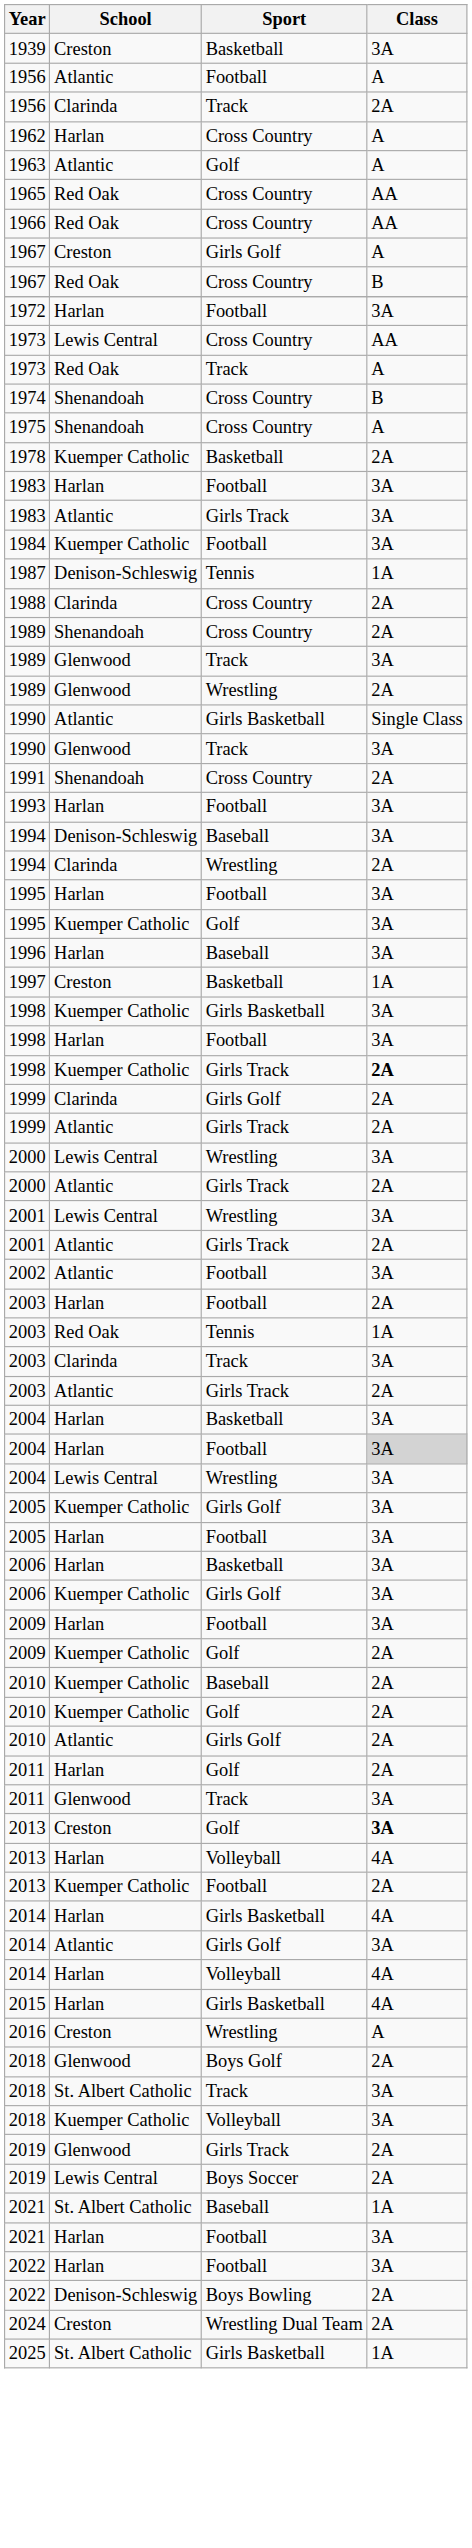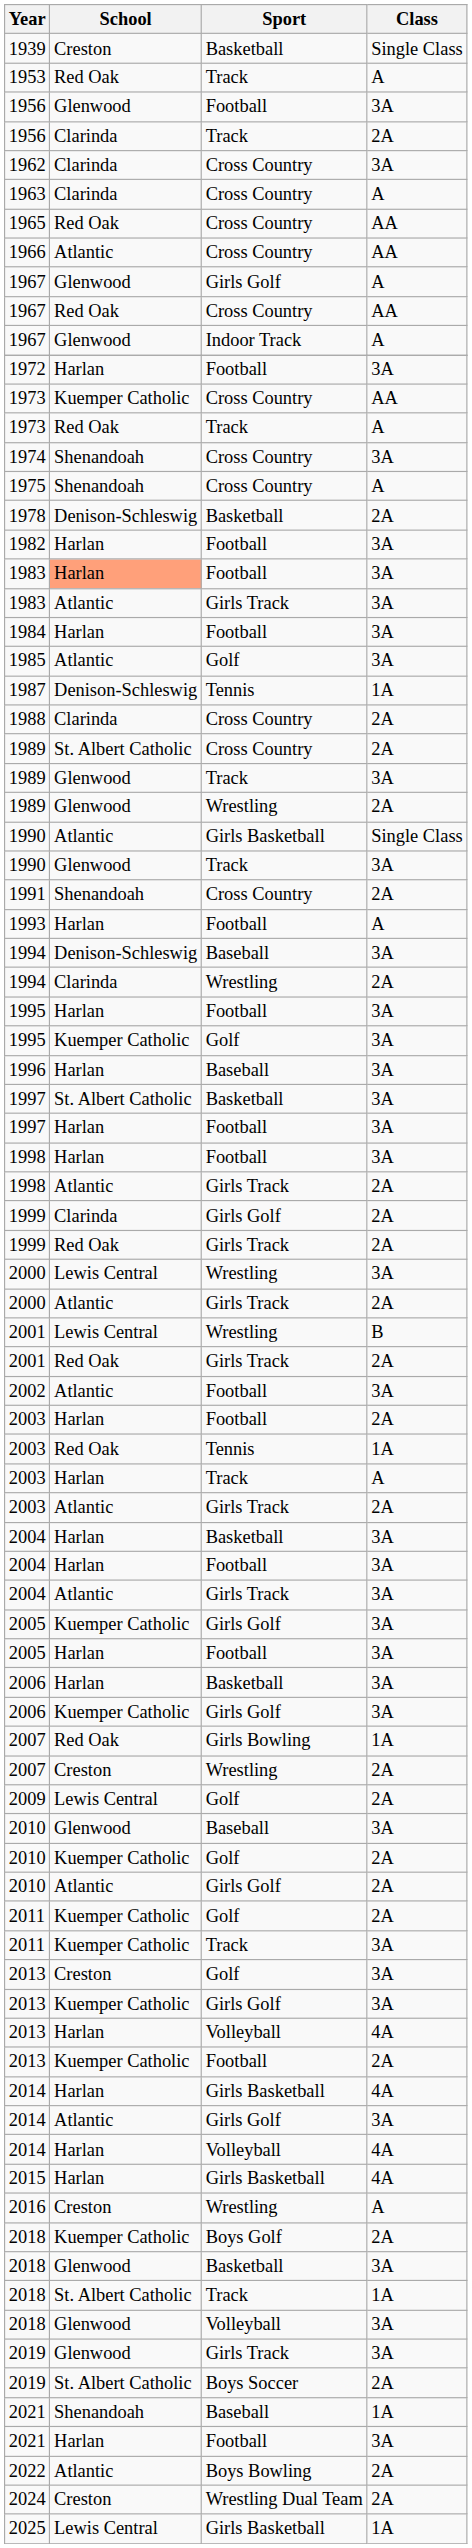(382, 48) 3A -> (417, 48) Single Class
+ row: (27, 77)
(84, 77) Atlantic -> (92, 106) Glenwood
(378, 77) A -> (382, 106) 3A
(79, 135) Harlan -> (86, 164) Clarinda
(378, 135) A -> (382, 164) 3A
+ row: (27, 194)
- row: (27, 164)
(87, 223) Red Oak -> (84, 252) Atlantic
(83, 252) Creston -> (92, 281) Glenwood
(377, 281) B -> (385, 310) AA
+ row: (27, 340)
(106, 340) Lewis Central -> (122, 398) Kuemper Catholic
(377, 398) B -> (382, 456) 3A
(122, 456) Kuemper Catholic -> (126, 515) Denison-Schleswig
+ row: (27, 544)
(79, 485) no background -> (79, 573) lightsalmon background
(122, 544) Kuemper Catholic -> (79, 631) Harlan
+ row: (27, 661)
(99, 631) Shenandoah -> (123, 748) St. Albert Catholic
(382, 806) 3A -> (378, 923) A
(83, 982) Creston -> (123, 1098) St. Albert Catholic
(382, 982) 1A -> (382, 1098) 3A
+ row: (27, 1127)
- row: (27, 1011)
(122, 1069) Kuemper Catholic -> (84, 1186) Atlantic
(382, 1069) bold -> (382, 1186) normal
(84, 1127) Atlantic -> (87, 1244) Red Oak
(382, 1215) 3A -> (377, 1332) B
(84, 1244) Atlantic -> (87, 1361) Red Oak
(86, 1361) Clarinda -> (79, 1478) Harlan
(382, 1361) 3A -> (378, 1478) A
(382, 1448) lightgrey background -> (382, 1565) no background
+ row: (27, 1594)
- row: (27, 1478)
+ row: (27, 1740)
+ row: (27, 1769)
- row: (27, 1624)
(122, 1653) Kuemper Catholic -> (106, 1799) Lewis Central
(122, 1682) Kuemper Catholic -> (92, 1828) Glenwood
(382, 1682) 2A -> (382, 1828) 3A
(79, 1769) Harlan -> (122, 1915) Kuemper Catholic
(92, 1799) Glenwood -> (122, 1945) Kuemper Catholic
(382, 1828) bold -> (382, 1974) normal
+ row: (27, 2003)
(92, 2061) Glenwood -> (122, 2236) Kuemper Catholic
+ row: (27, 2266)
(382, 2090) 3A -> (382, 2295) 1A
(122, 2120) Kuemper Catholic -> (92, 2324) Glenwood
(382, 2149) 2A -> (382, 2353) 3A
(106, 2178) Lewis Central -> (123, 2382) St. Albert Catholic
(123, 2207) St. Albert Catholic -> (99, 2411) Shenandoah
- row: (27, 2266)
(126, 2295) Denison-Schleswig -> (84, 2470) Atlantic
(123, 2353) St. Albert Catholic -> (106, 2528) Lewis Central
